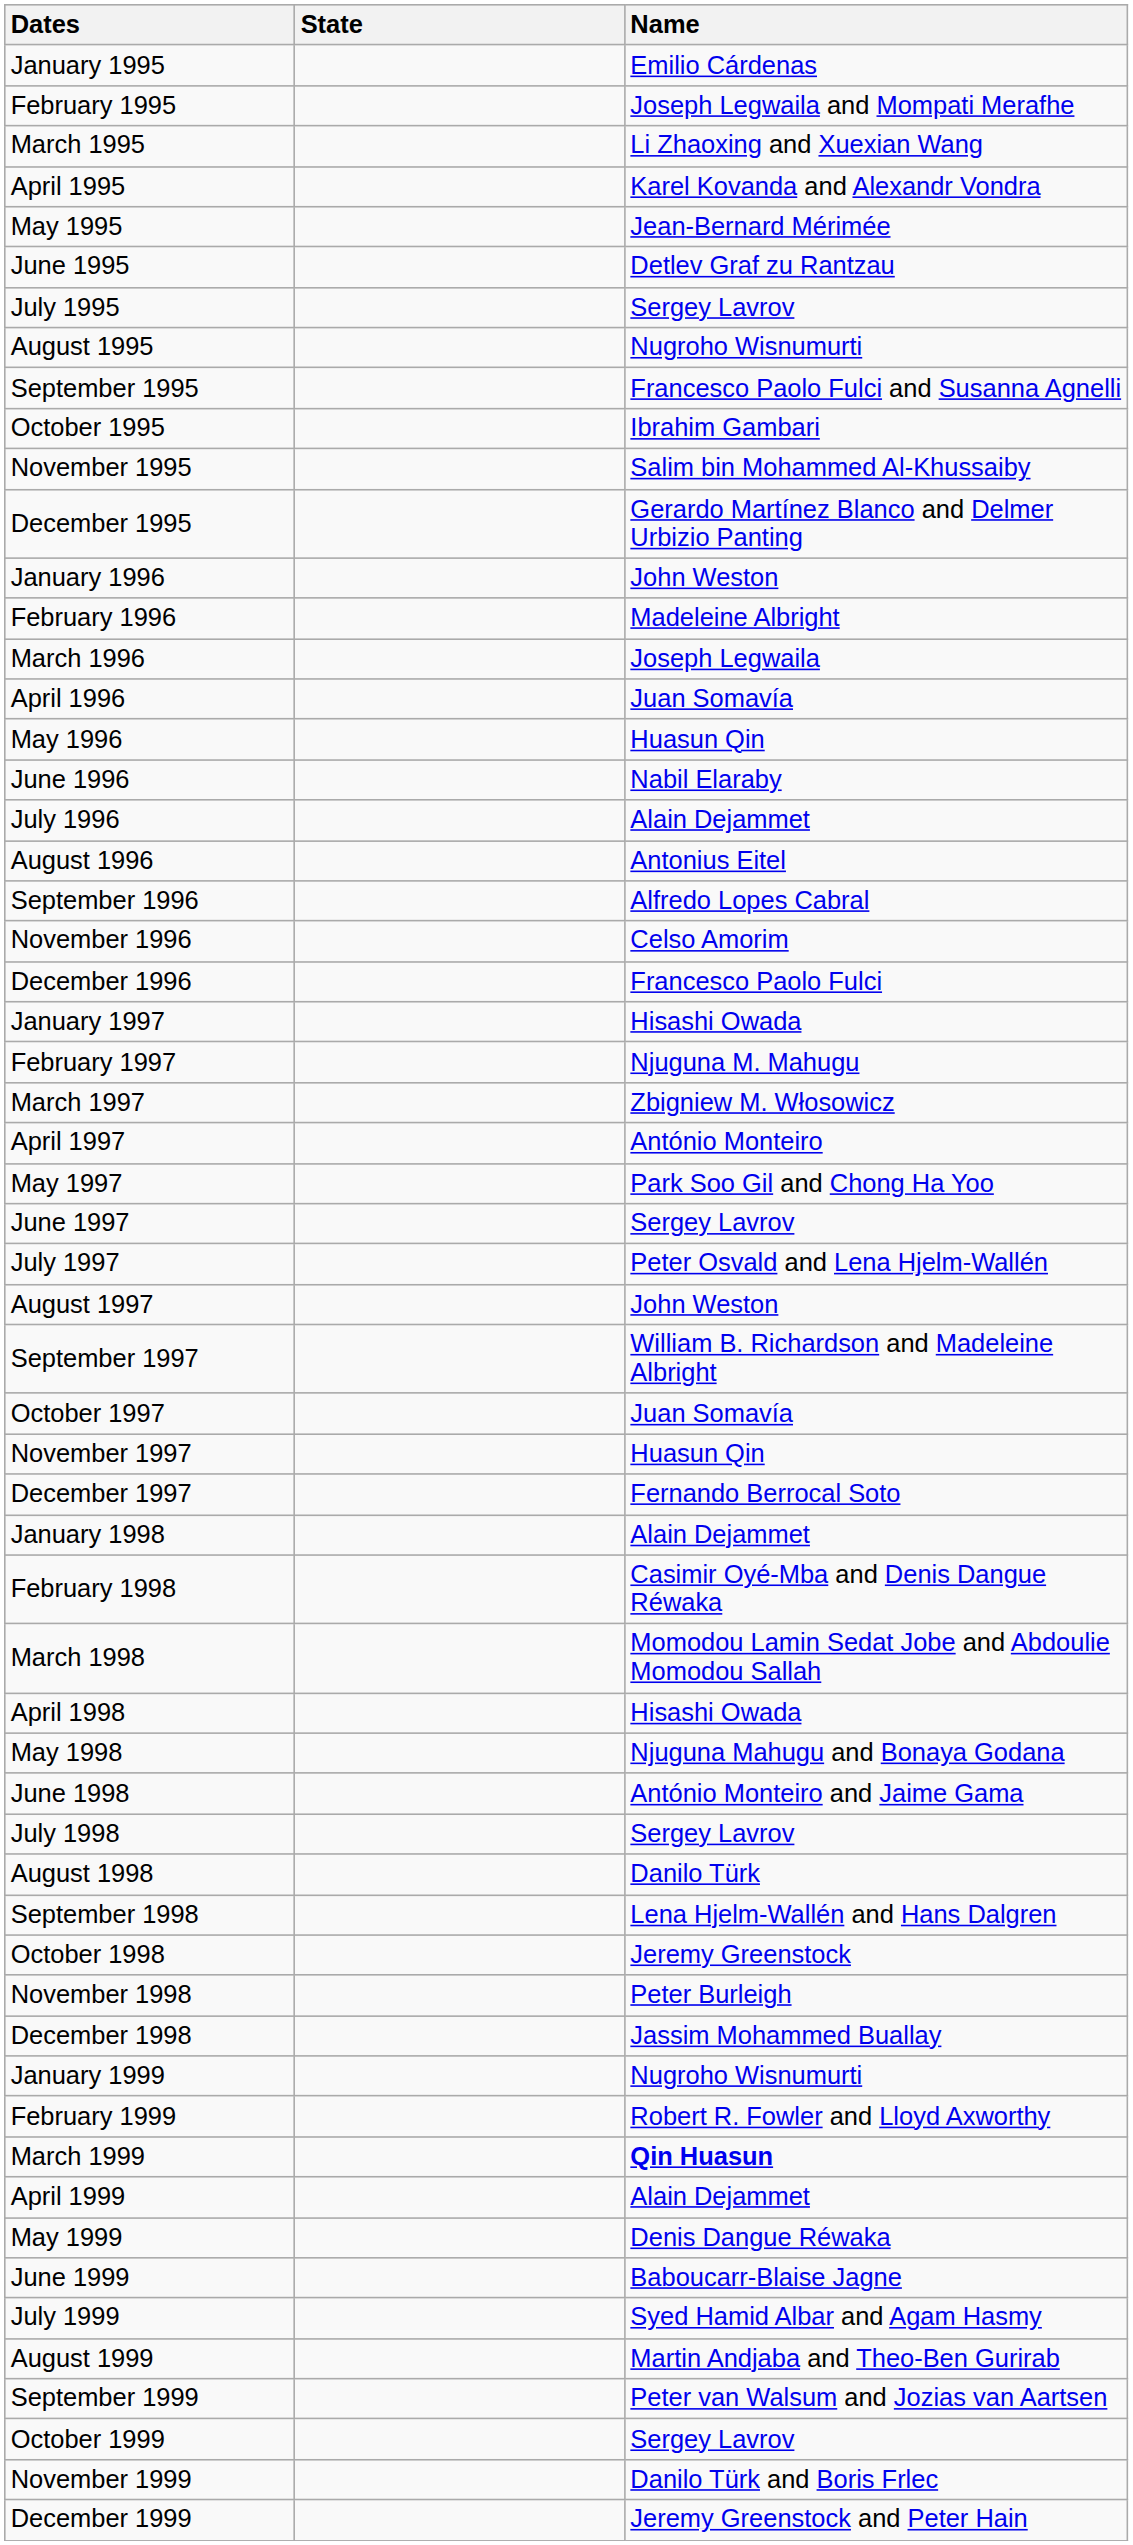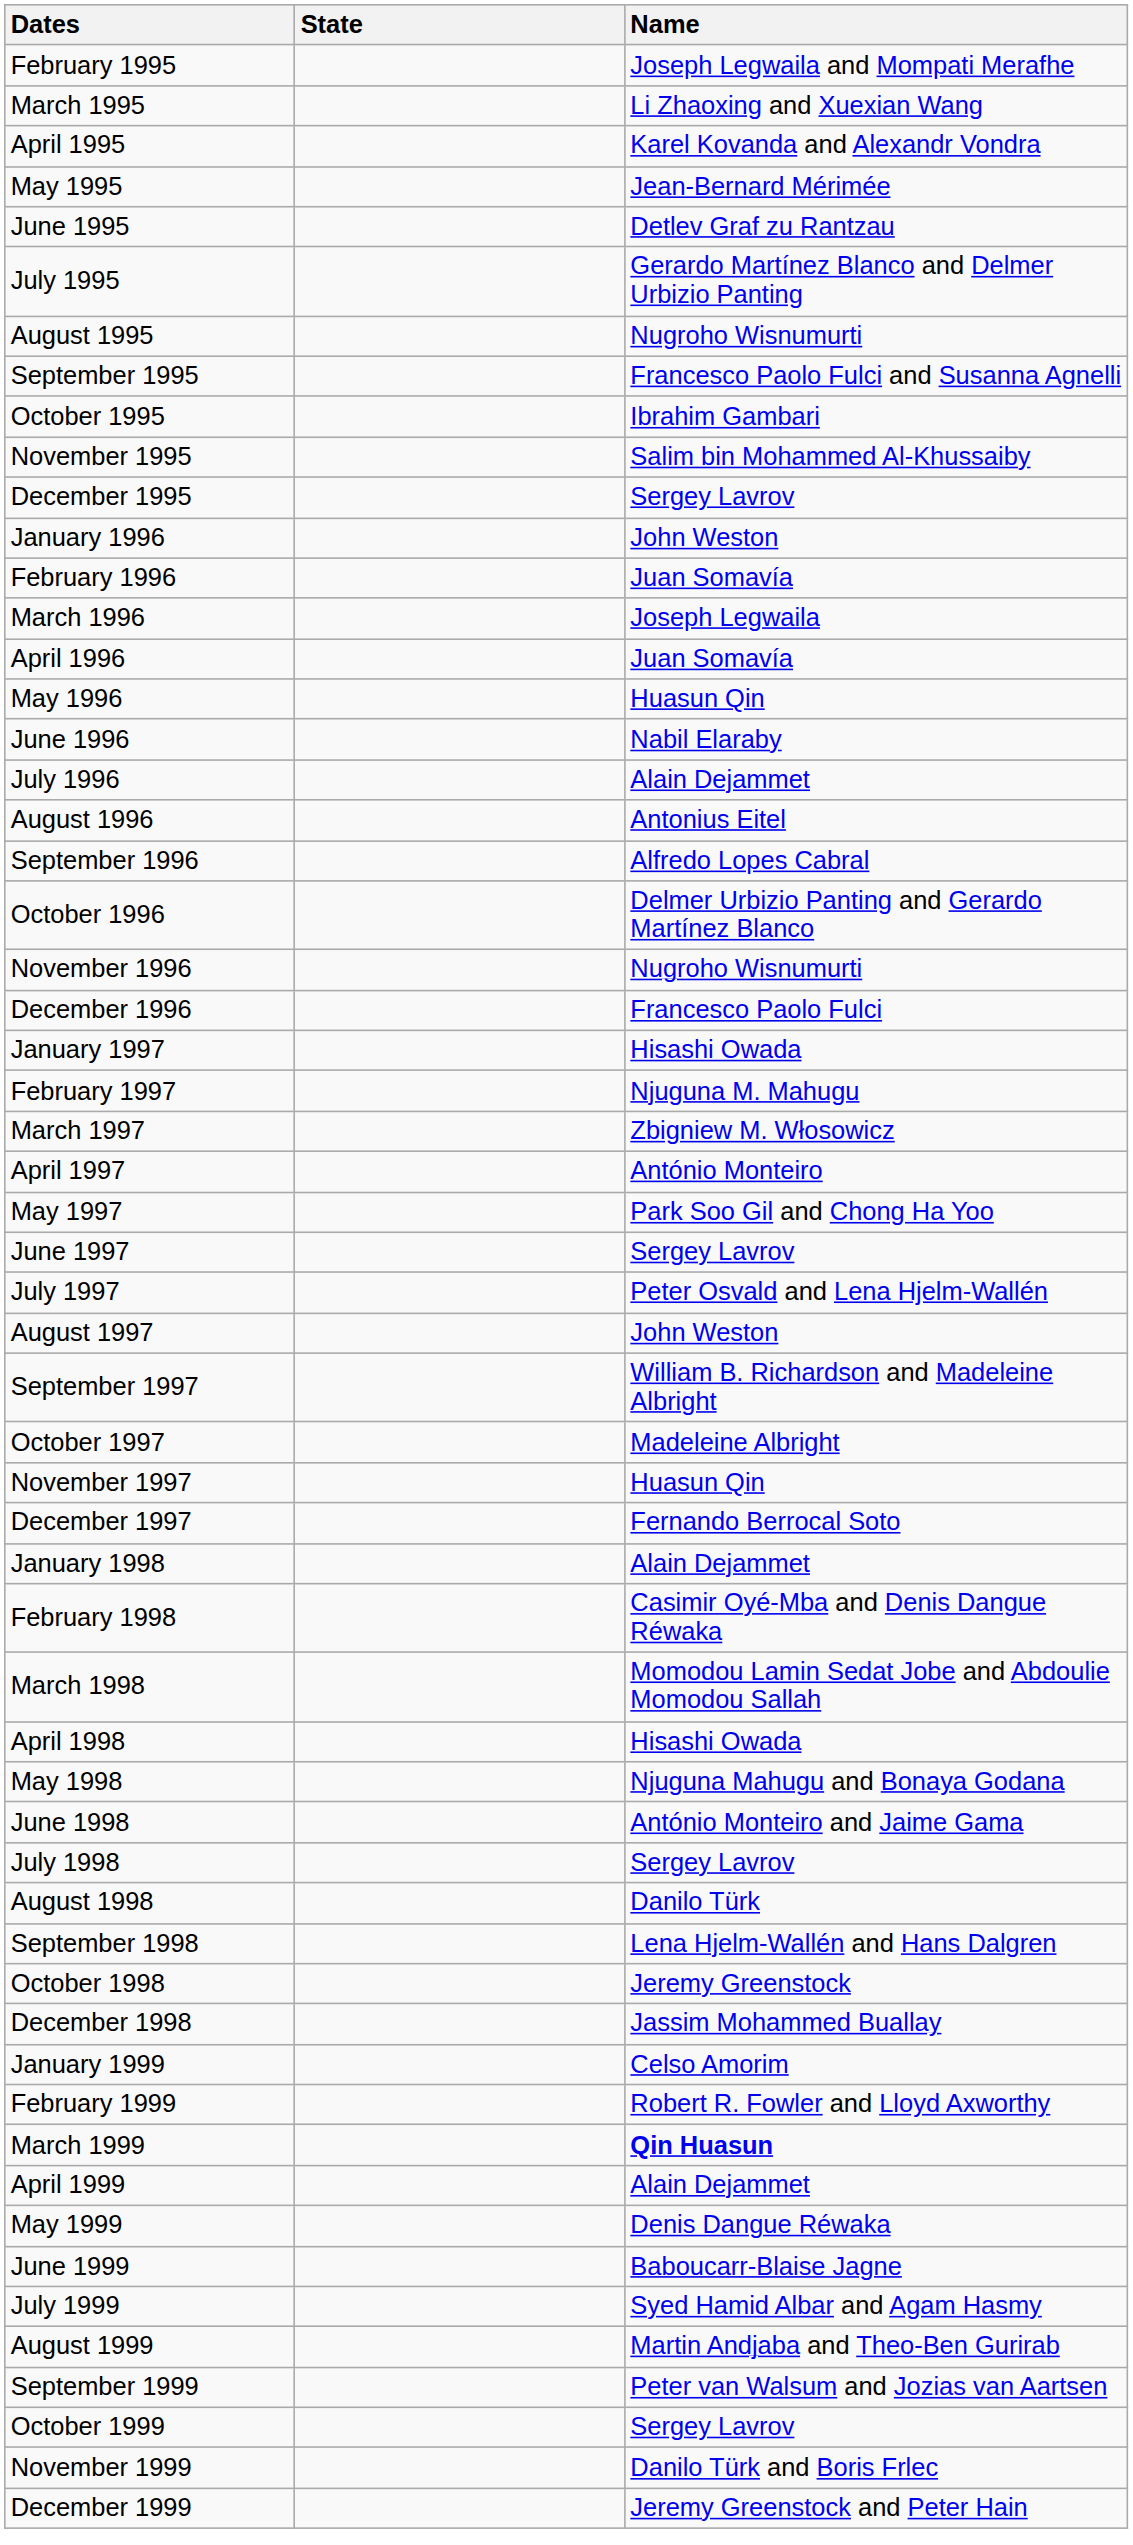- row: (88, 65)
(712, 307) Sergey Lavrov -> (842, 281) Gerardo Martínez Blanco and Delmer Urbizio Panting
(842, 523) Gerardo Martínez Blanco and Delmer Urbizio Panting -> (712, 497) Sergey Lavrov
(735, 618) Madeleine Albright -> (712, 577) Juan Somavía
+ row: (88, 914)
(710, 940) Celso Amorim -> (746, 969) Nugroho Wisnumurti
(712, 1413) Juan Somavía -> (735, 1441) Madeleine Albright
- row: (101, 1995)
(746, 2075) Nugroho Wisnumurti -> (710, 2064) Celso Amorim
